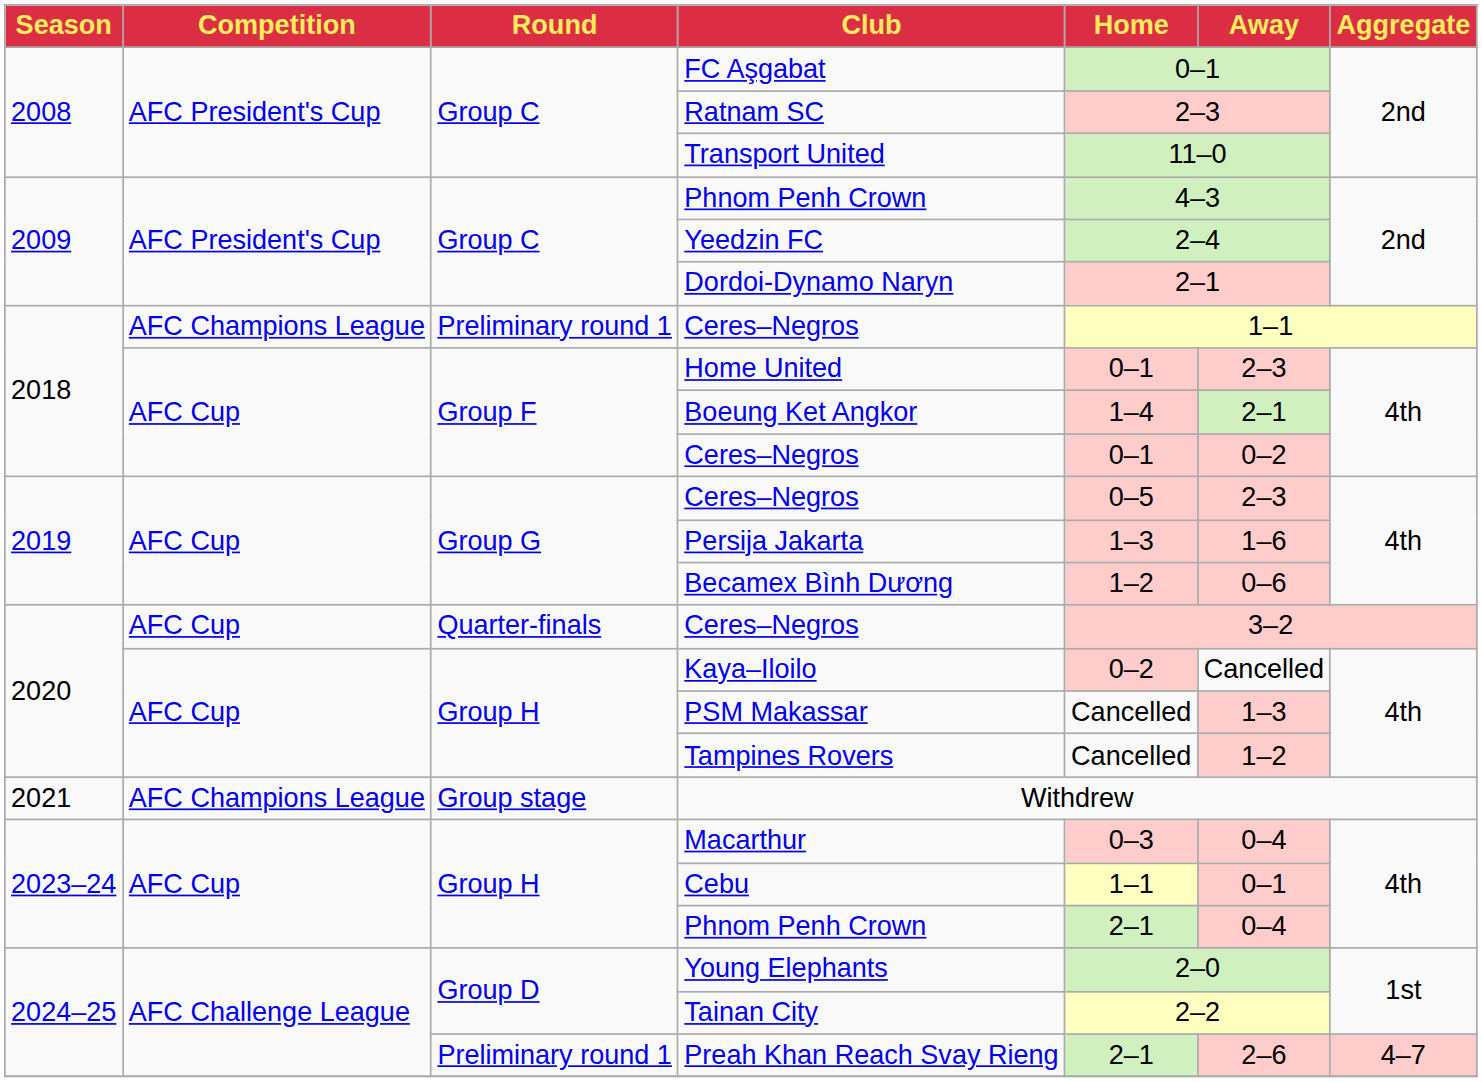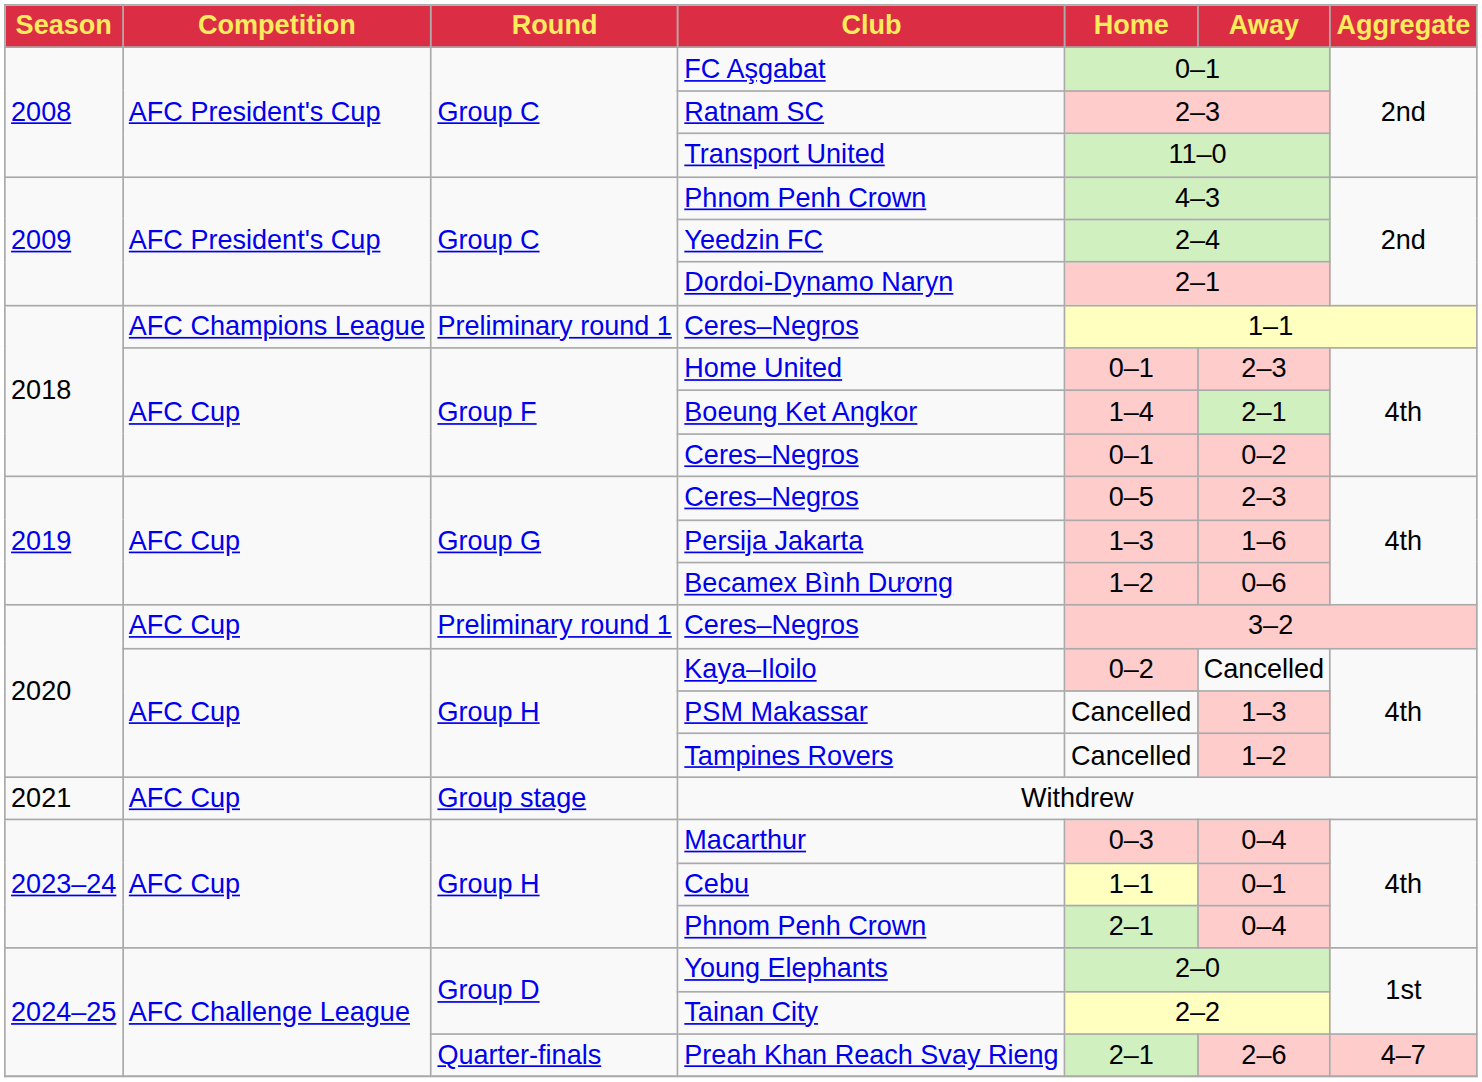(519, 626) Quarter-finals -> (555, 626) Preliminary round 1
(277, 797) AFC Champions League -> (184, 797) AFC Cup
(555, 1055) Preliminary round 1 -> (519, 1055) Quarter-finals
